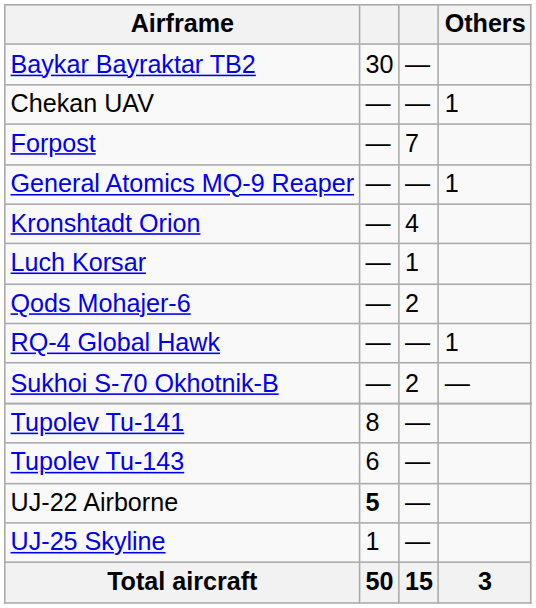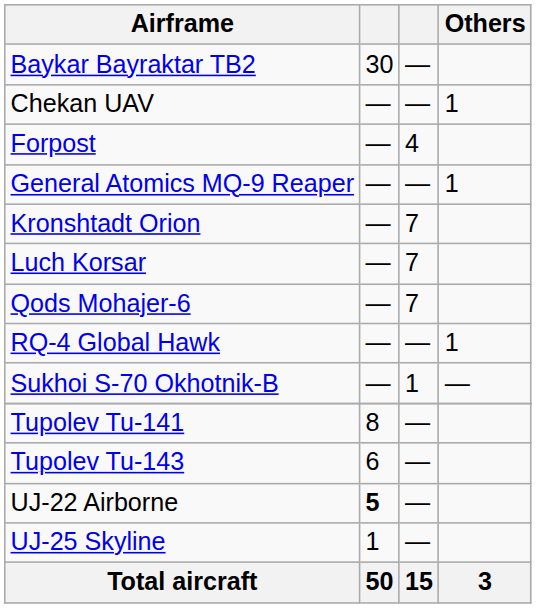(412, 143) 7 -> (412, 143) 4
(412, 223) 4 -> (412, 223) 7
(412, 263) 1 -> (412, 263) 7
(412, 303) 2 -> (412, 303) 7
(412, 382) 2 -> (412, 382) 1
